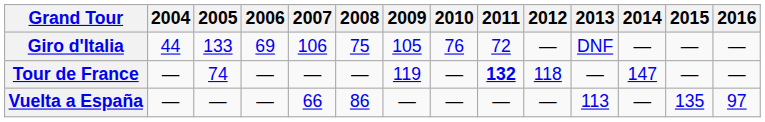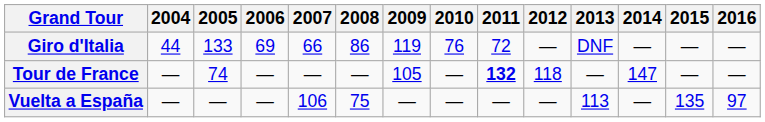(312, 46) 106 -> (312, 46) 66
(360, 46) 75 -> (360, 46) 86
(407, 46) 105 -> (407, 46) 119
(407, 74) 119 -> (407, 74) 105
(312, 102) 66 -> (312, 102) 106
(360, 102) 86 -> (360, 102) 75
